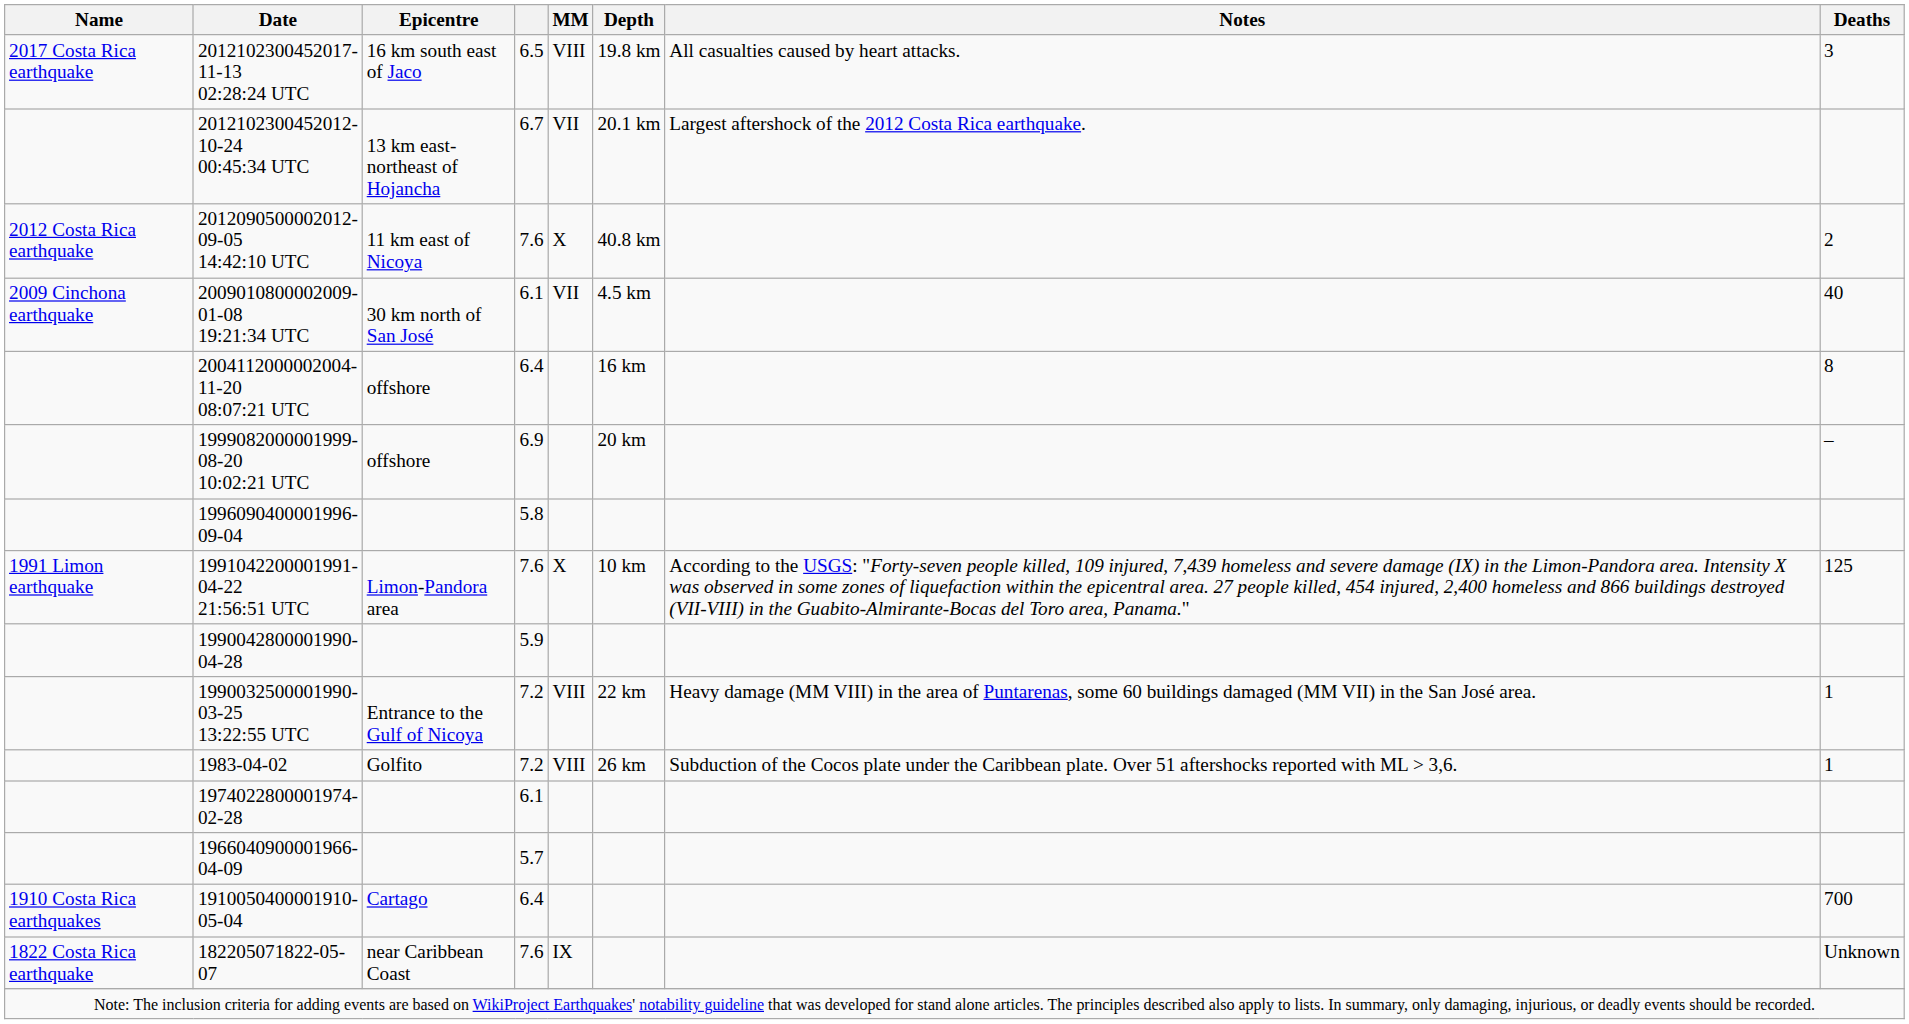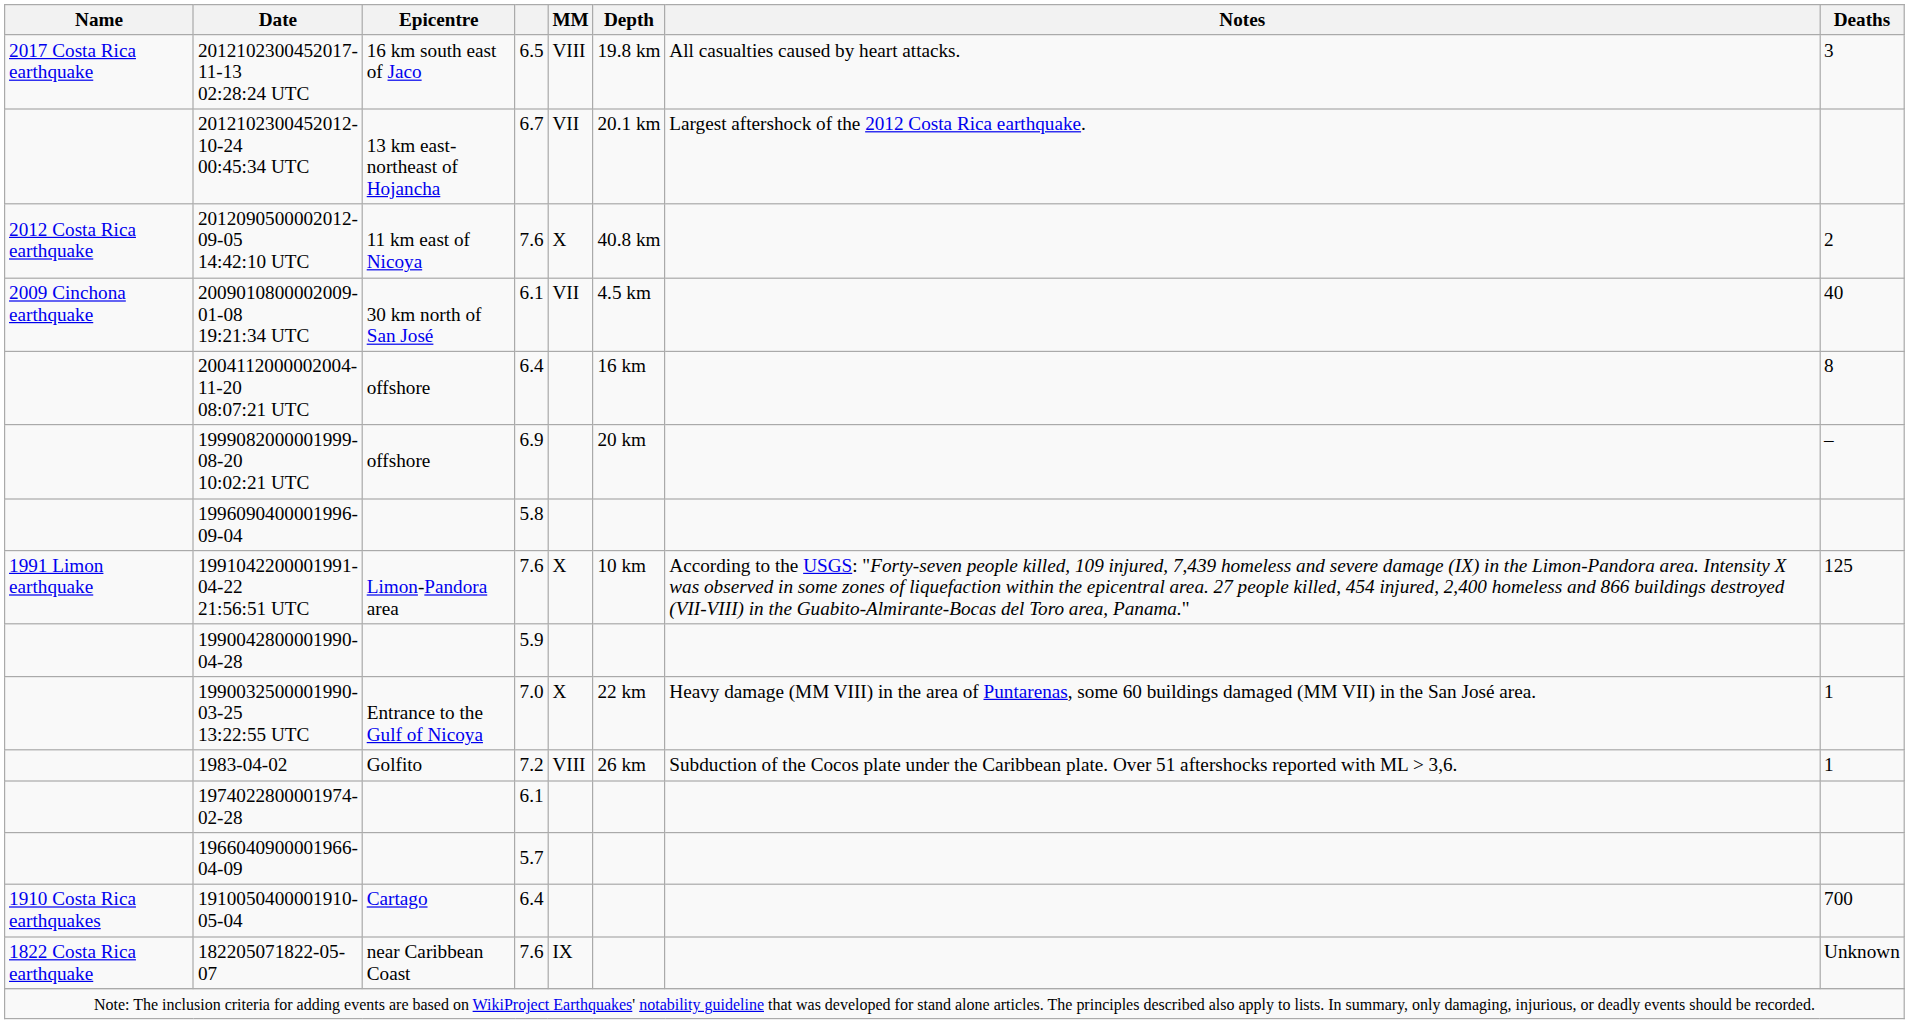(532, 691) 7.2 -> (532, 691) 7.0
(569, 691) VIII -> (559, 691) X
